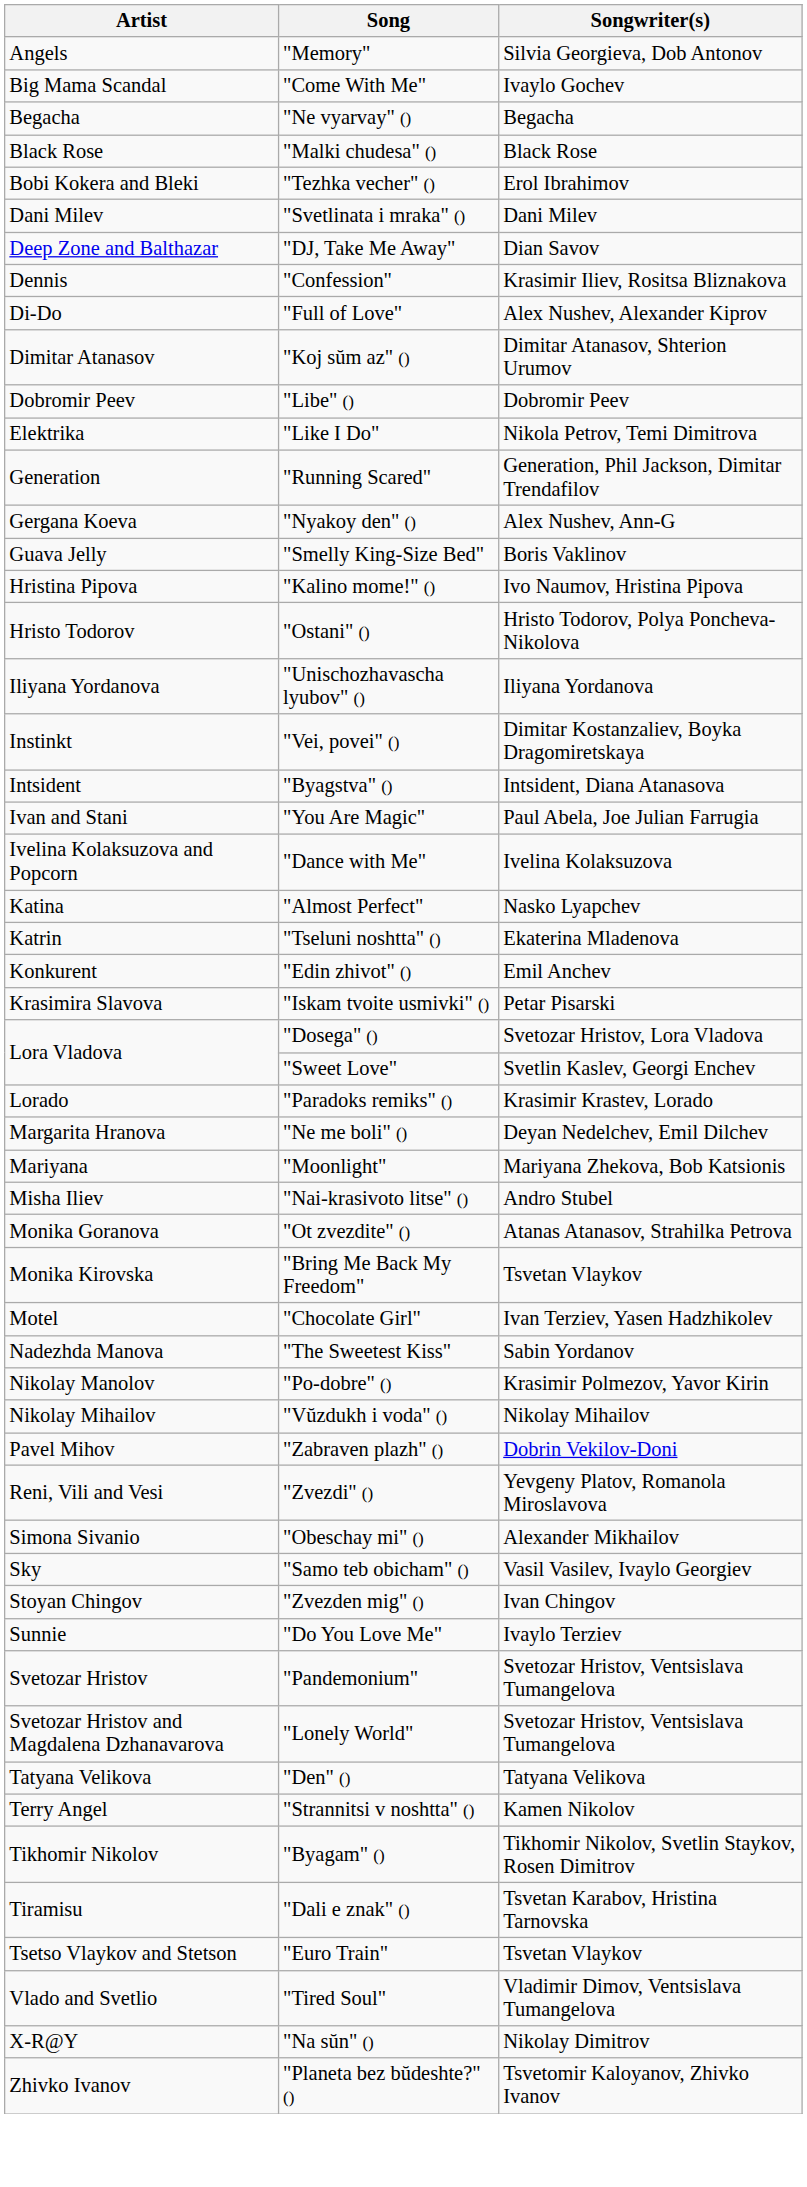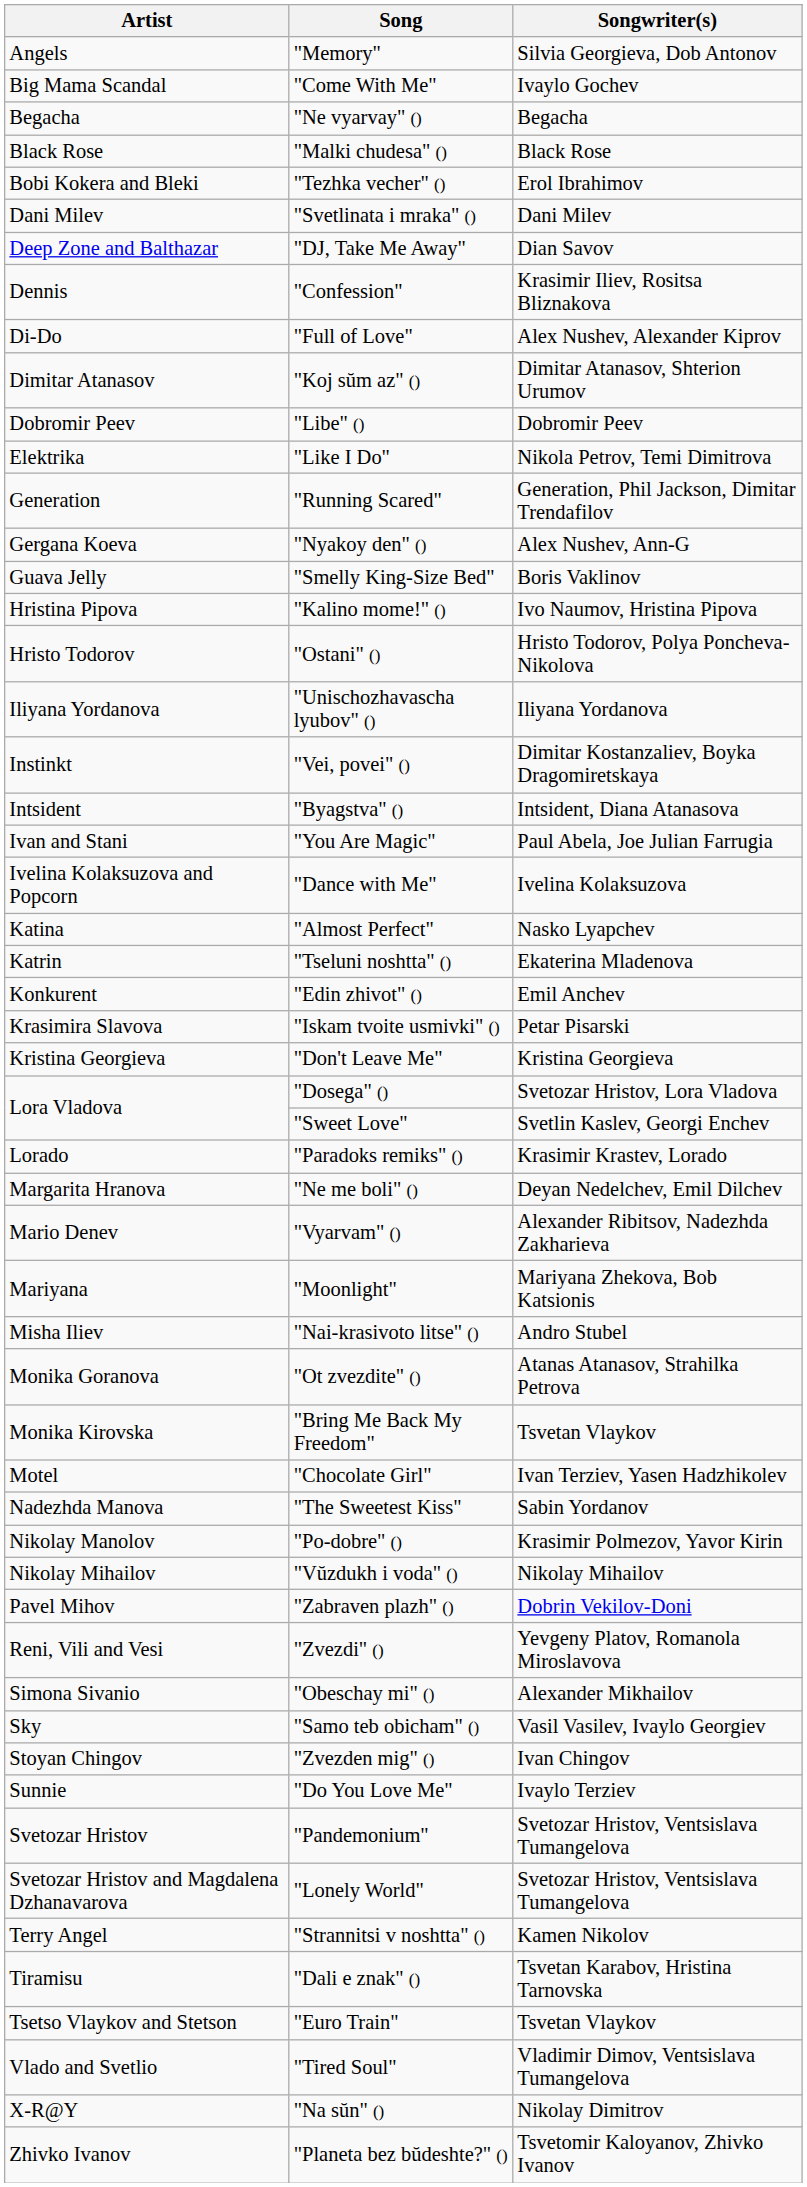+ row: (368, 1058)
+ row: (347, 1232)
- row: (317, 1777)
- row: (334, 1854)
